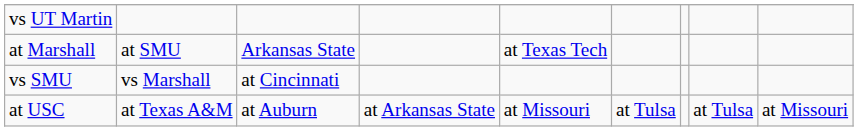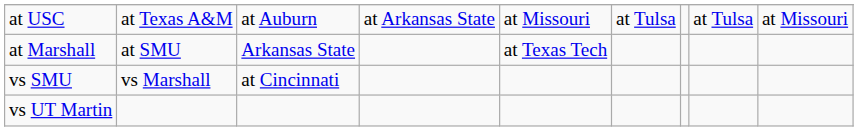rows swapped: (37, 110) <-> (61, 19)
